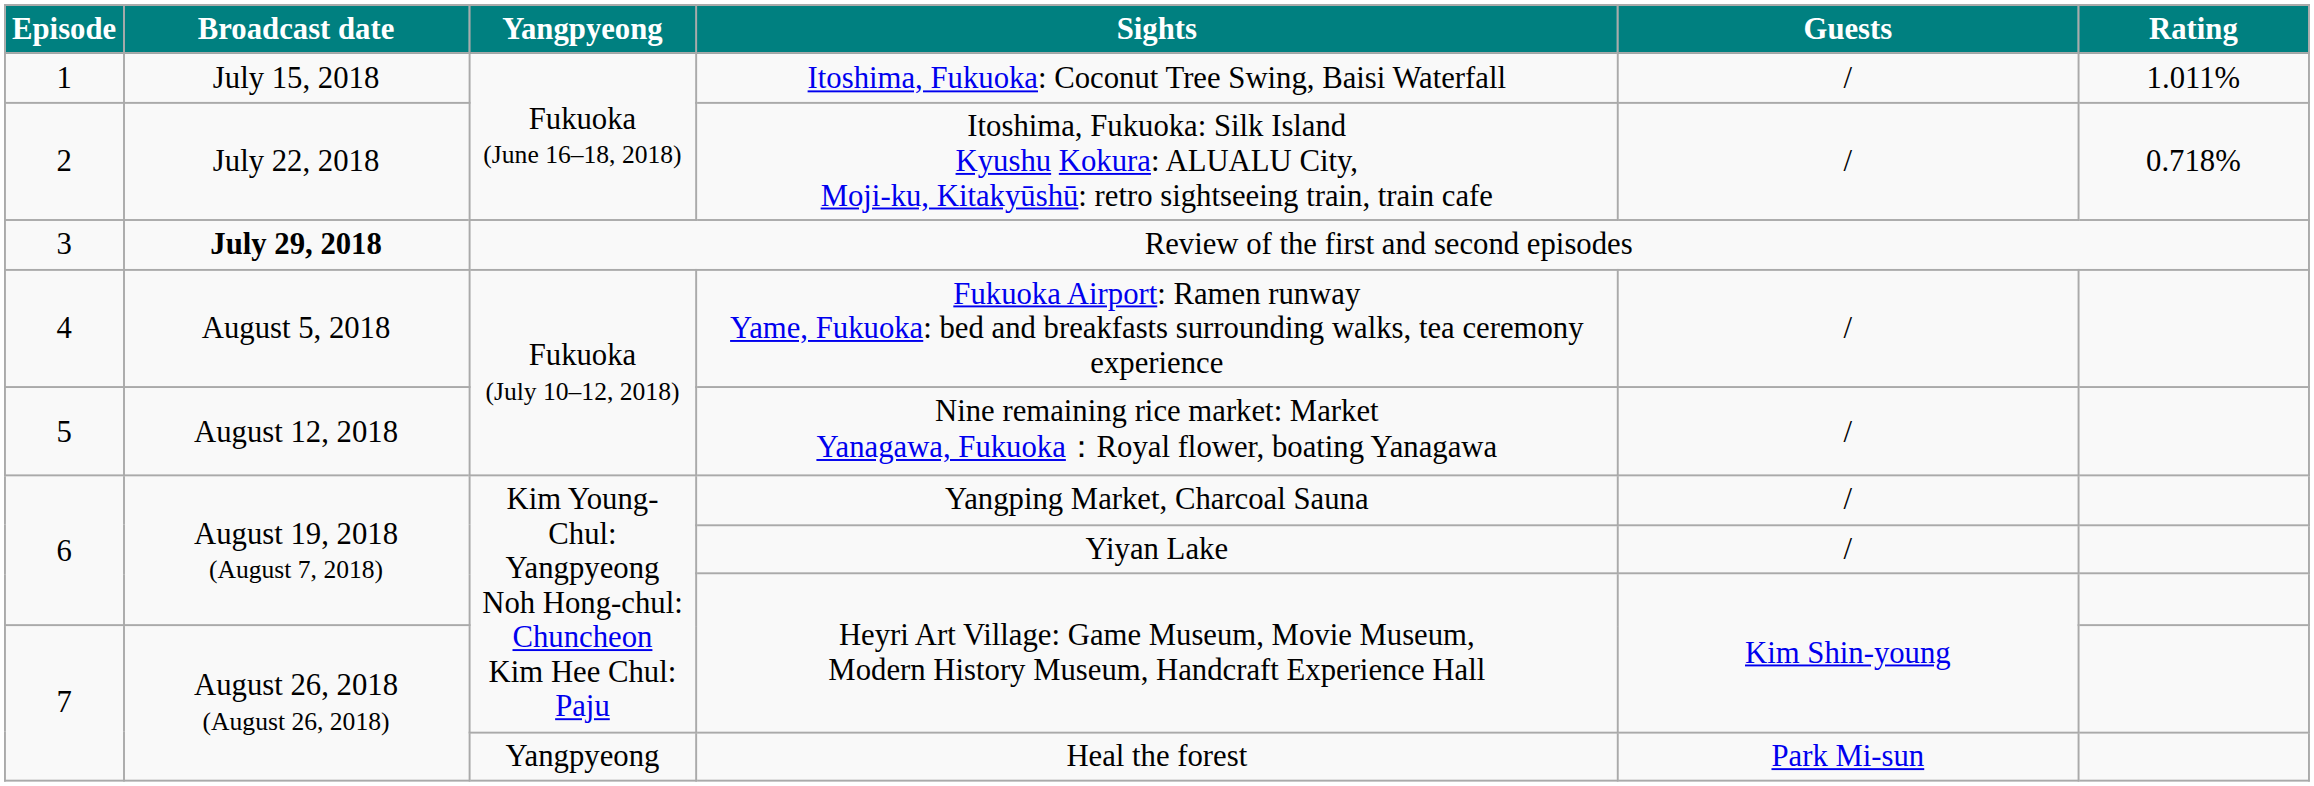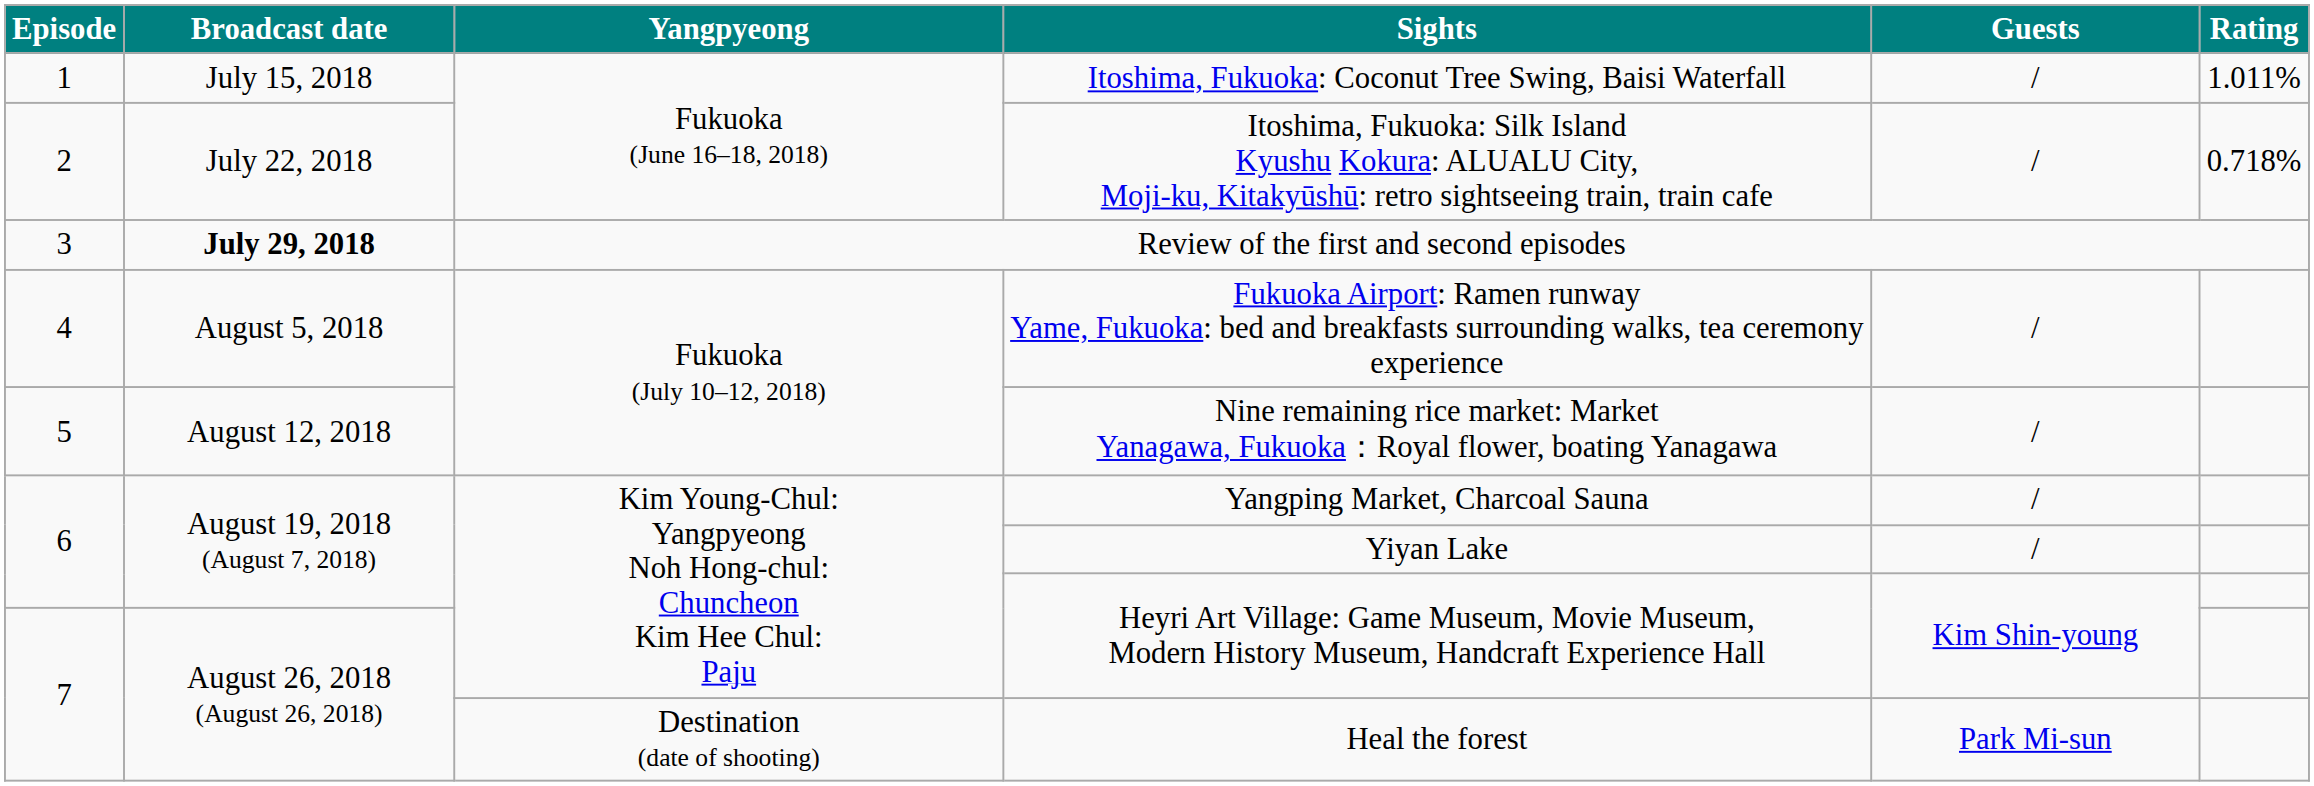(582, 755) Yangpyeong -> (729, 738) Destination (date of shooting)
